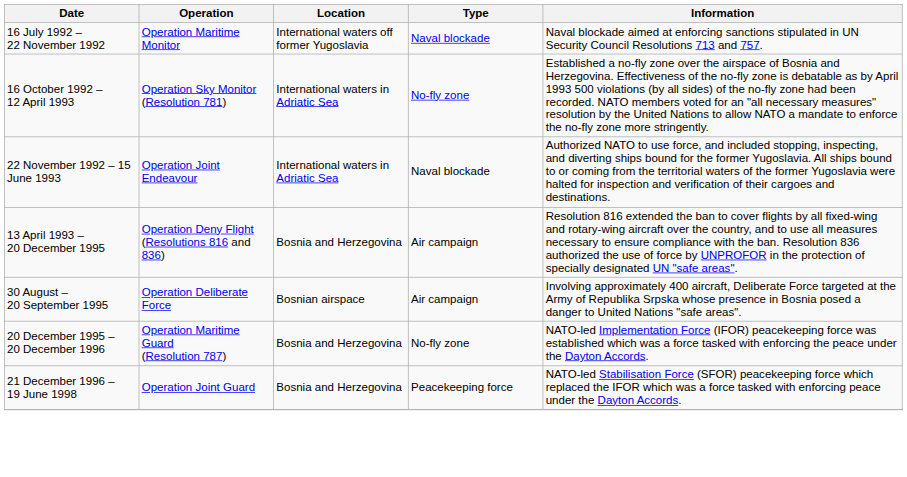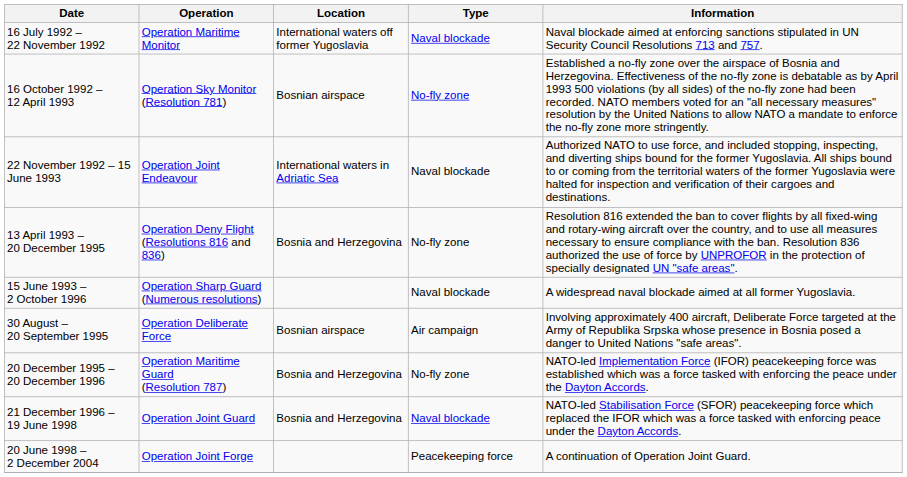(333, 95) International waters in Adriatic Sea -> (321, 95) Bosnian airspace
(445, 242) Air campaign -> (440, 242) No-fly zone
+ row: (47, 292)
(462, 387) Peacekeeping force -> (450, 418) Naval blockade
+ row: (53, 456)
